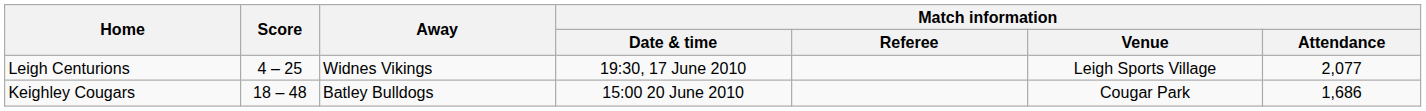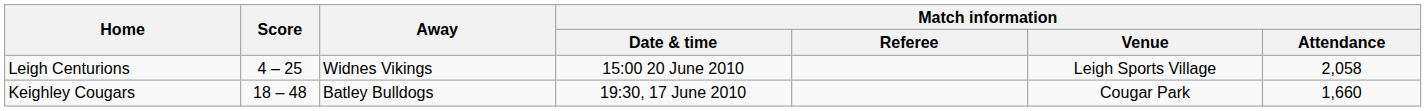(673, 67) 19:30, 17 June 2010 -> (673, 67) 15:00 20 June 2010
(1342, 67) 2,077 -> (1342, 67) 2,058
(673, 93) 15:00 20 June 2010 -> (673, 93) 19:30, 17 June 2010
(1342, 93) 1,686 -> (1342, 93) 1,660
